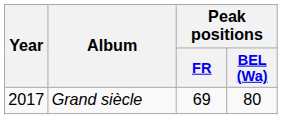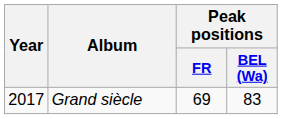(252, 100) 80 -> (252, 100) 83
